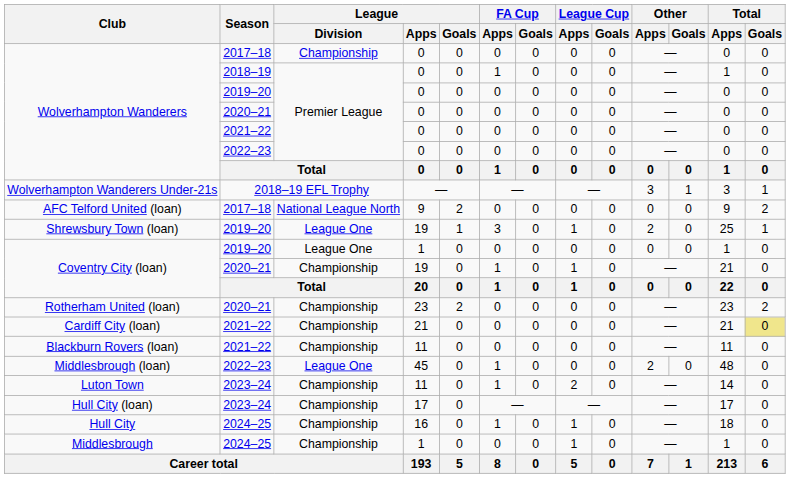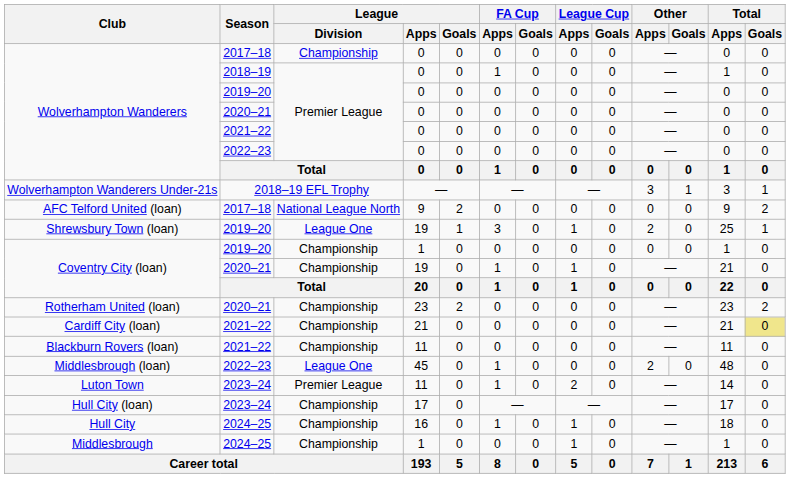(338, 248) League One -> (338, 248) Championship
(338, 385) Championship -> (338, 385) Premier League
